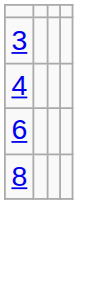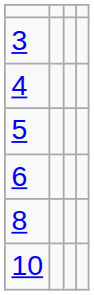+ row: (19, 130)
+ row: (27, 266)
